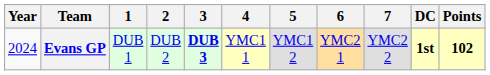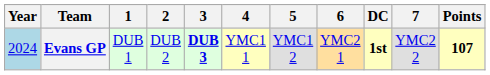columns swapped: (388, 16) <-> (425, 16)
(23, 48) no background -> (23, 48) lightblue background
(462, 48) 102 -> (462, 48) 107
